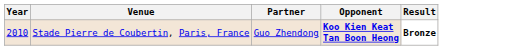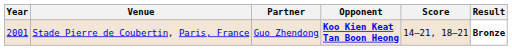+ column: (436, 12)
(17, 32) 2010 -> (17, 32) 2001
